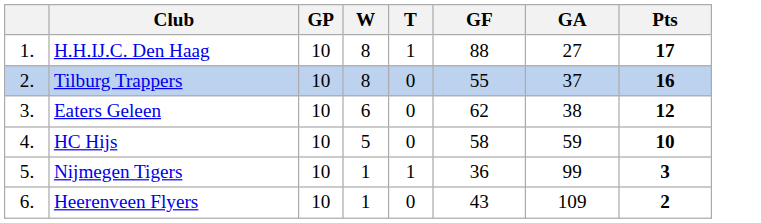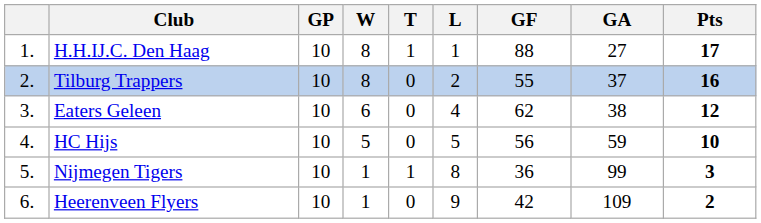+ column: (455, 19)
(479, 141) 58 -> (524, 141) 56
(479, 202) 43 -> (524, 202) 42
